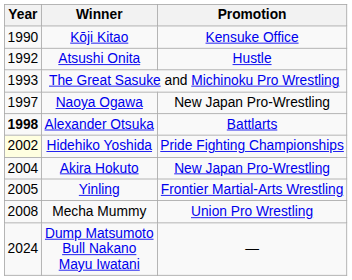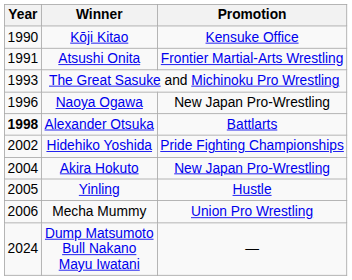(23, 59) 1992 -> (23, 59) 1991
(252, 59) Hustle -> (252, 59) Frontier Martial-Arts Wrestling
(23, 102) 1997 -> (23, 102) 1996
(23, 146) lightyellow background -> (23, 146) no background
(252, 189) Frontier Martial-Arts Wrestling -> (252, 189) Hustle
(23, 211) 2008 -> (23, 211) 2006
